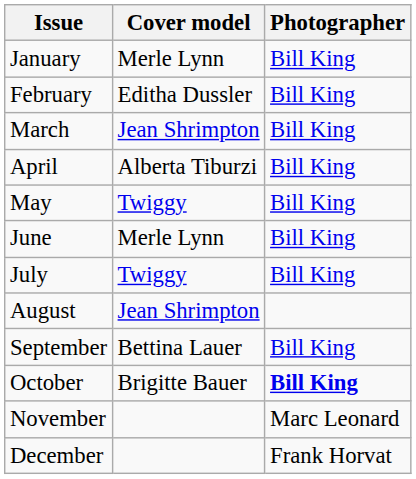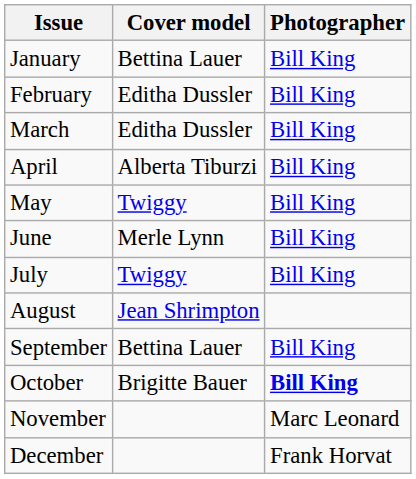(171, 58) Merle Lynn -> (180, 58) Bettina Lauer
(189, 130) Jean Shrimpton -> (185, 130) Editha Dussler
